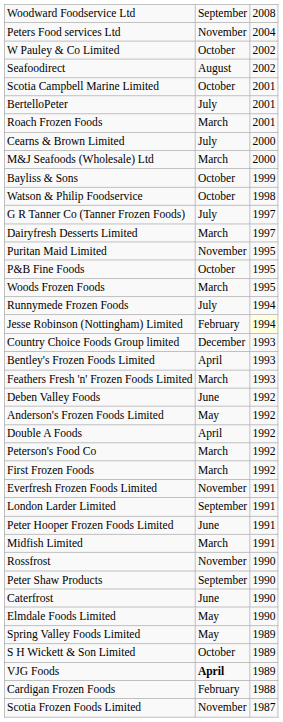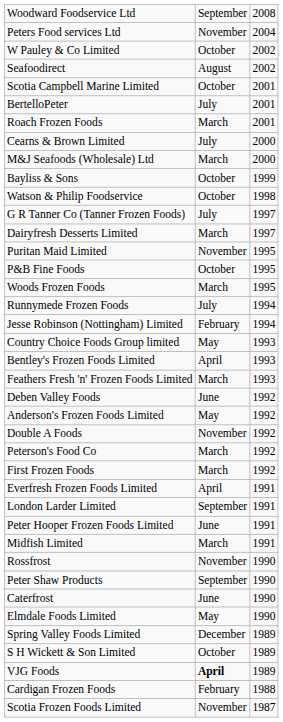(264, 324) lightyellow background -> (264, 324) no background
(222, 342) December -> (208, 342) May
(210, 433) April -> (222, 433) November
(222, 488) November -> (210, 488) April
(208, 634) May -> (222, 634) December
